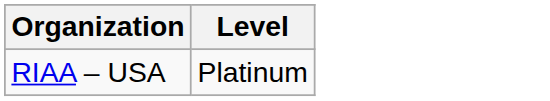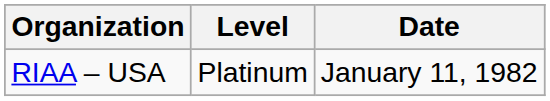+ column: (429, 26)
